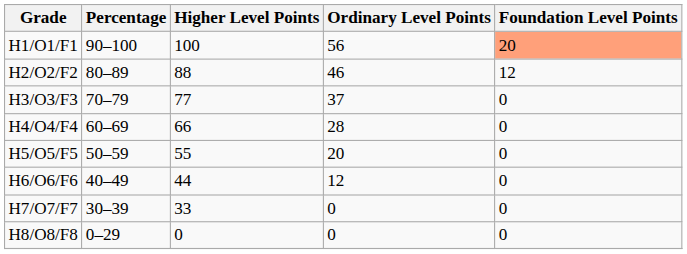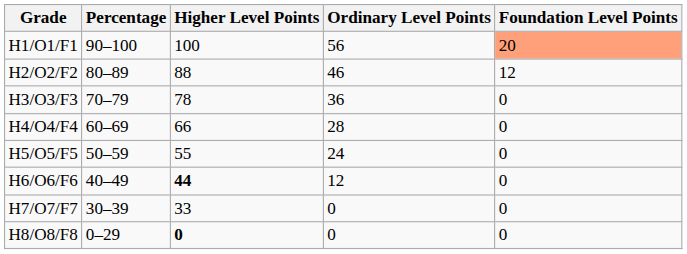(183, 99) 77 -> (183, 99) 78
(336, 99) 37 -> (336, 99) 36
(336, 153) 20 -> (336, 153) 24
(183, 180) normal -> (183, 180) bold
(178, 235) normal -> (178, 235) bold
